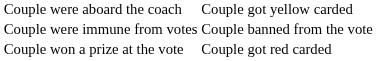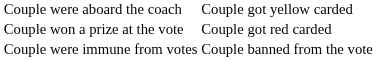rows swapped: (94, 49) <-> (101, 29)
